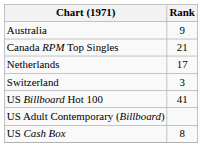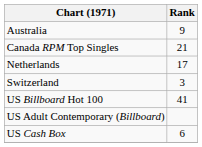(182, 133) 8 -> (182, 133) 6
